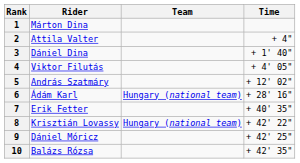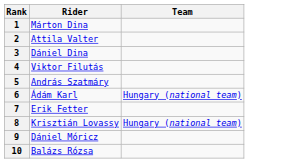- column: (269, 11)
